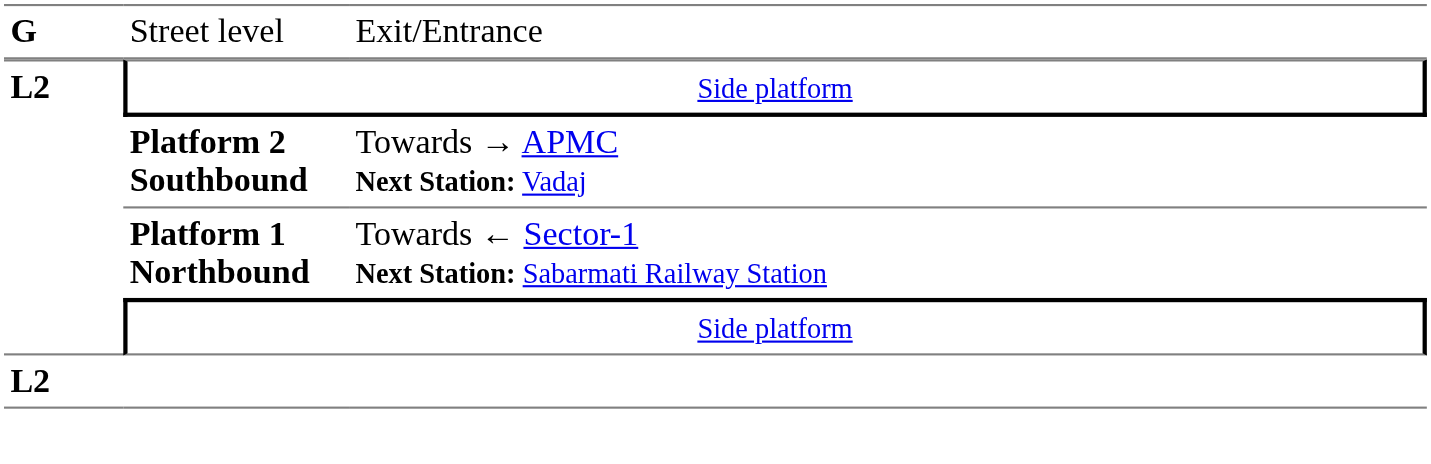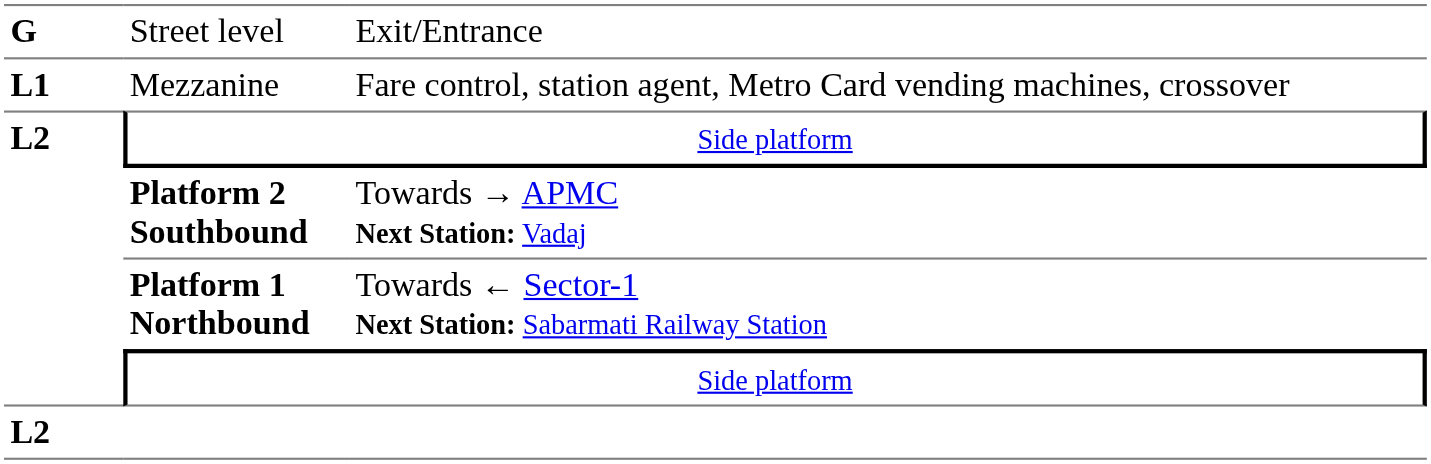+ row: (204, 84)
